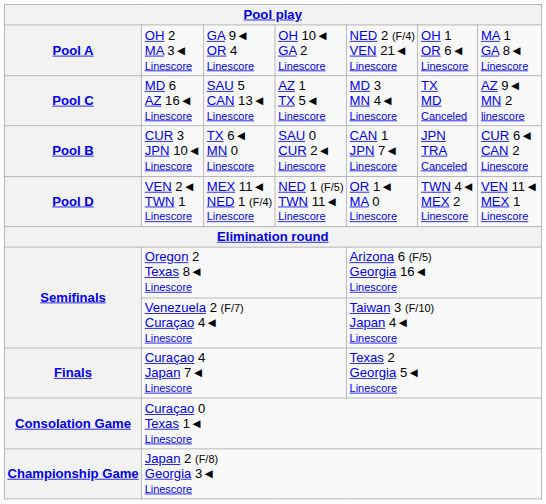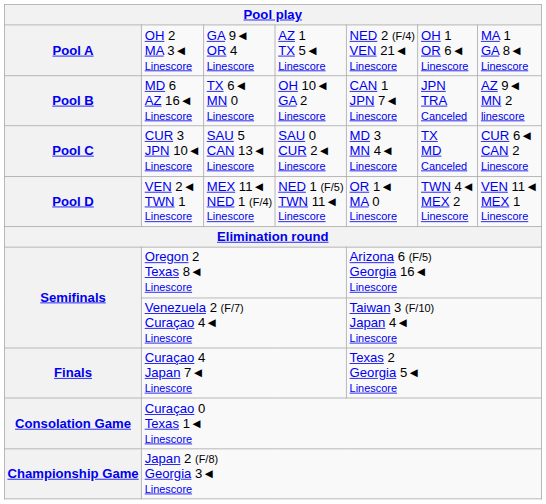(304, 50) OH 10◄ GA 2 Linescore -> (302, 50) AZ 1 TX 5◄ Linescore
(73, 100) Pool C -> (73, 100) Pool B
(236, 100) SAU 5 CAN 13◄ Linescore -> (230, 100) TX 6◄ MN 0 Linescore
(302, 100) AZ 1 TX 5◄ Linescore -> (304, 100) OH 10◄ GA 2 Linescore
(373, 100) MD 3 MN 4◄ Linescore -> (374, 100) CAN 1 JPN 7◄ Linescore
(444, 100) TX MD Canceled -> (444, 100) JPN TRA Canceled
(73, 151) Pool B -> (73, 151) Pool C
(230, 151) TX 6◄ MN 0 Linescore -> (236, 151) SAU 5 CAN 13◄ Linescore
(374, 151) CAN 1 JPN 7◄ Linescore -> (373, 151) MD 3 MN 4◄ Linescore
(444, 151) JPN TRA Canceled -> (444, 151) TX MD Canceled
